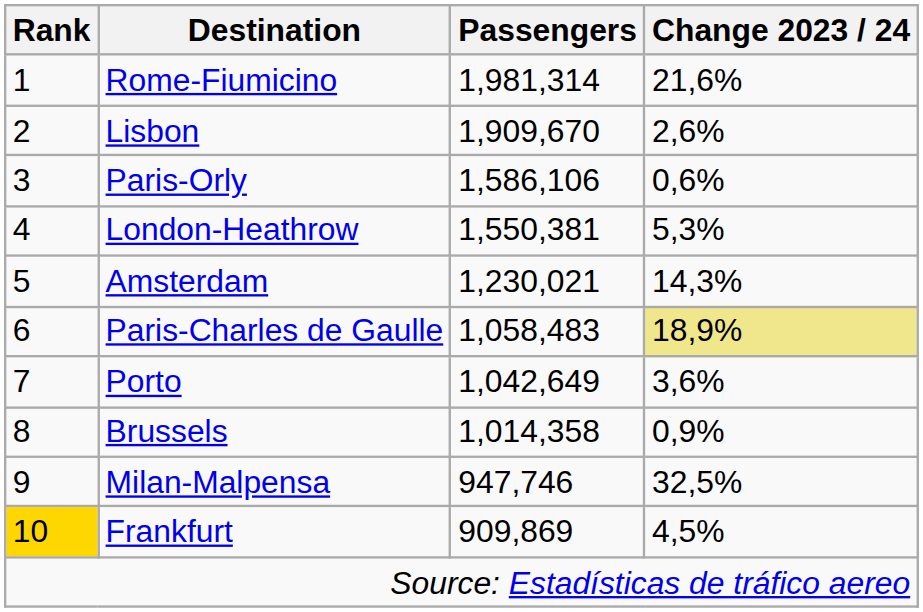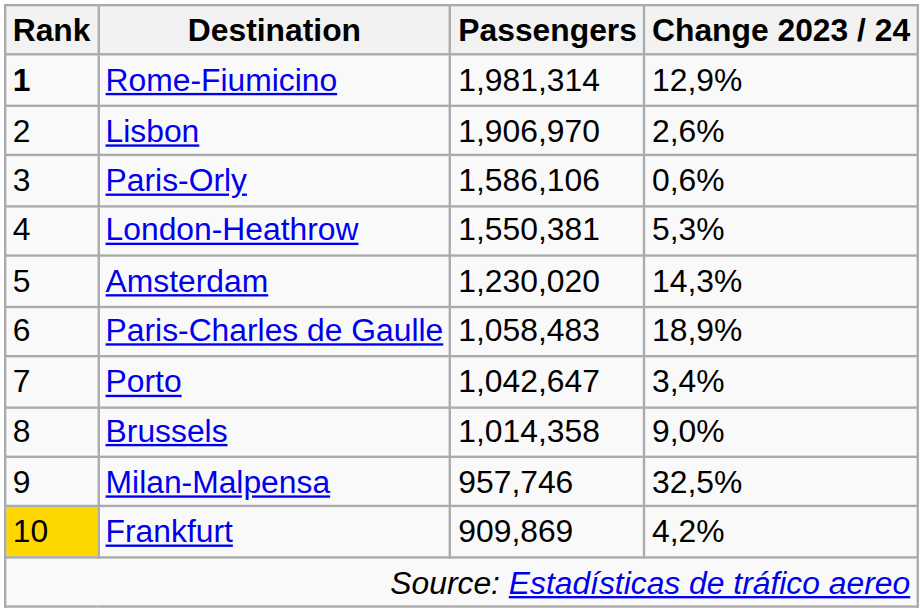(22, 80) normal -> (22, 80) bold
(697, 80) 21,6% -> (697, 80) 12,9%
(529, 130) 1,909,670 -> (529, 130) 1,906,970
(529, 281) 1,230,021 -> (529, 281) 1,230,020
(697, 331) khaki background -> (697, 331) no background
(529, 381) 1,042,649 -> (529, 381) 1,042,647
(688, 381) 3,6% -> (688, 381) 3,4%
(688, 431) 0,9% -> (688, 431) 9,0%
(516, 481) 947,746 -> (516, 481) 957,746
(688, 531) 4,5% -> (688, 531) 4,2%
